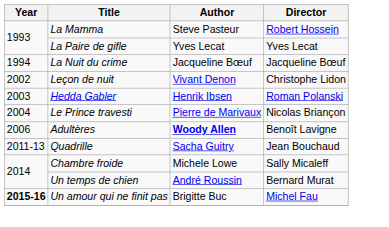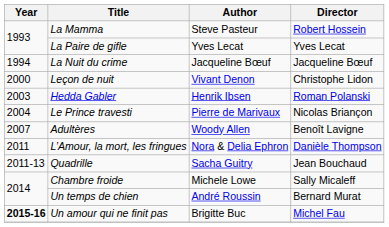(19, 79) 2002 -> (19, 79) 2000
(19, 130) 2006 -> (19, 130) 2007
(204, 130) bold -> (221, 130) normal
+ row: (118, 146)
